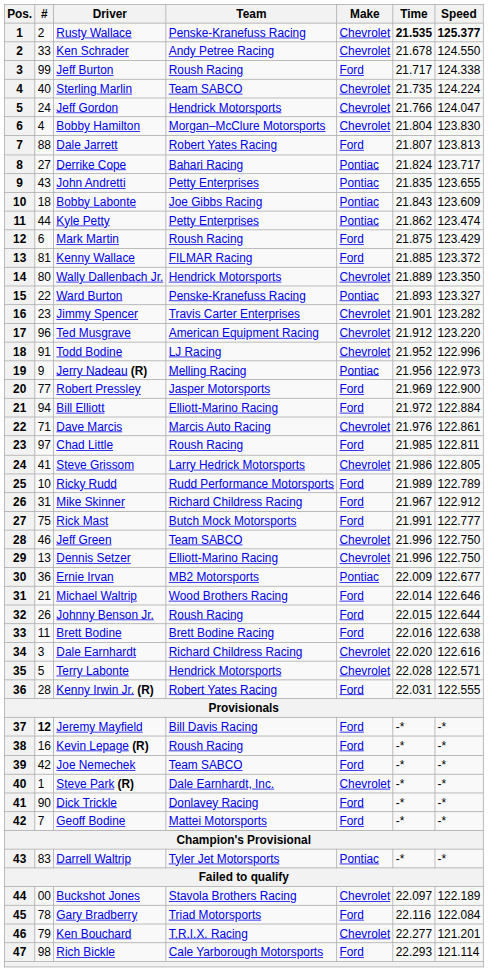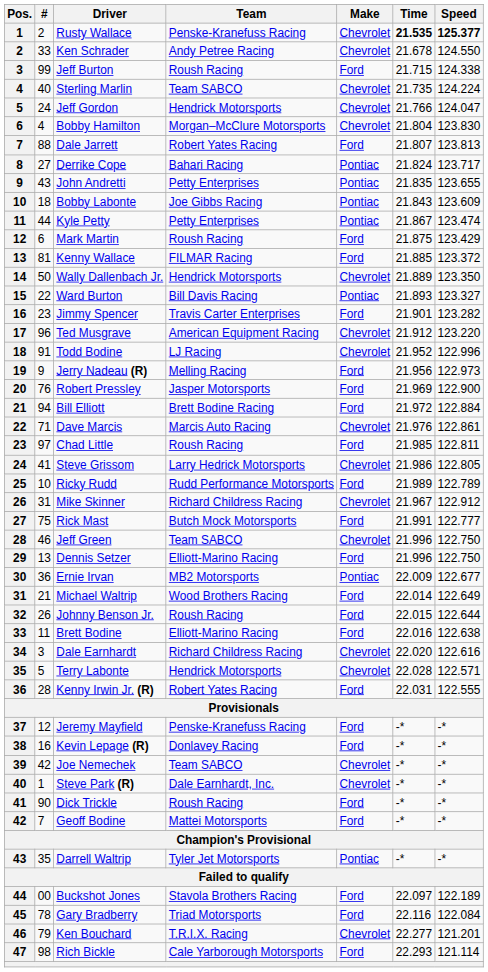(414, 70) 21.717 -> (414, 70) 21.715
(414, 220) 21.862 -> (414, 220) 21.867
(44, 277) 80 -> (44, 277) 50
(237, 295) Penske-Kranefuss Racing -> (213, 295) Bill Davis Racing
(365, 314) Chevrolet -> (352, 314) Ford
(359, 371) Pontiac -> (352, 371) Ford
(44, 389) 77 -> (44, 389) 76
(223, 408) Elliott-Marino Racing -> (221, 408) Brett Bodine Racing
(352, 502) Ford -> (365, 502) Chevrolet
(365, 558) Chevrolet -> (352, 558) Ford
(459, 596) 122.646 -> (459, 596) 122.649
(221, 633) Brett Bodine Racing -> (223, 633) Elliott-Marino Racing
(44, 727) bold -> (44, 727) normal
(213, 727) Bill Davis Racing -> (237, 727) Penske-Kranefuss Racing
(206, 746) Roush Racing -> (214, 746) Donlavey Racing
(352, 765) Ford -> (365, 765) Chevrolet
(214, 802) Donlavey Racing -> (206, 802) Roush Racing
(44, 859) 83 -> (44, 859) 35
(365, 896) Chevrolet -> (352, 896) Ford
